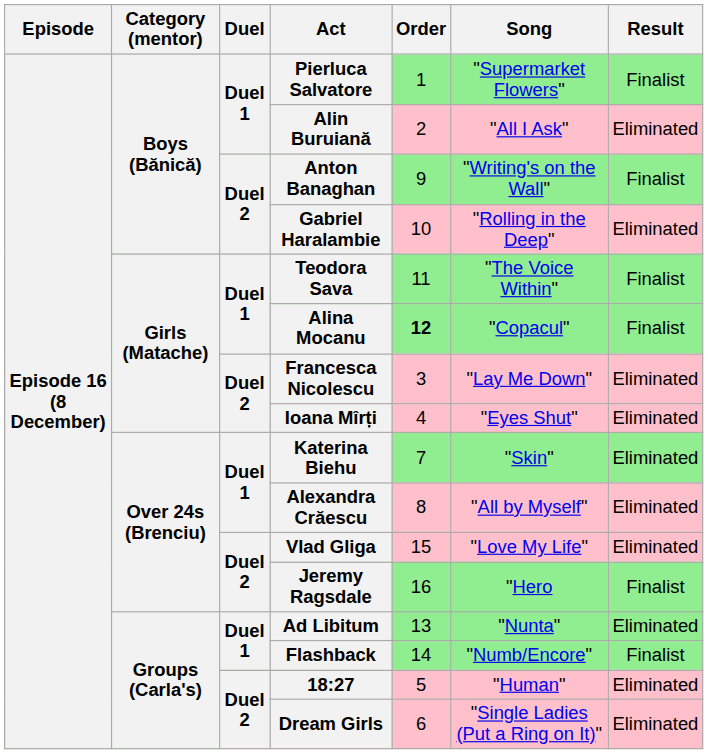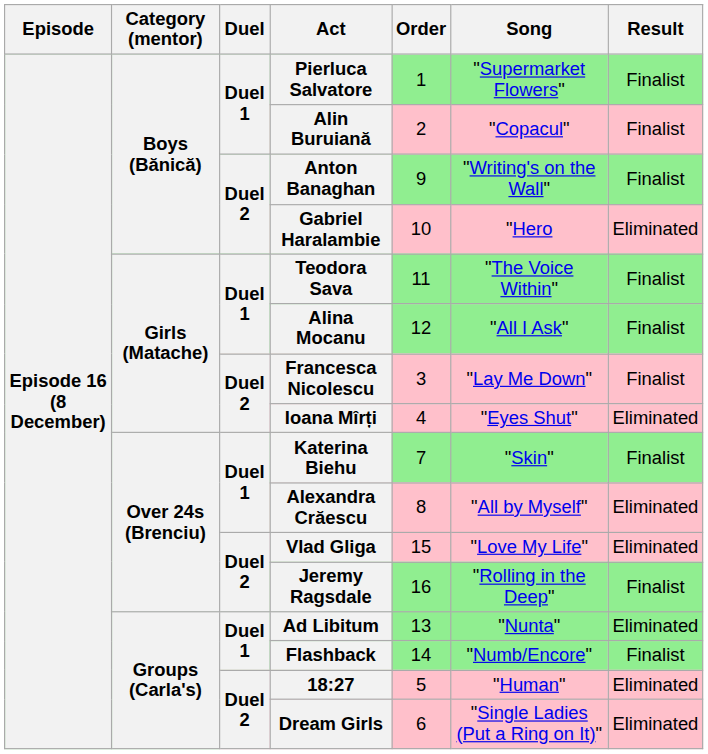(529, 129) "All I Ask" -> (529, 129) "Copacul"
(655, 129) Eliminated -> (655, 129) Finalist
(529, 228) "Rolling in the Deep" -> (529, 228) "Hero
(421, 328) bold -> (421, 328) normal
(529, 328) "Copacul" -> (529, 328) "All I Ask"
(655, 378) Eliminated -> (655, 378) Finalist
(655, 457) Eliminated -> (655, 457) Finalist
(529, 586) "Hero -> (529, 586) "Rolling in the Deep"
